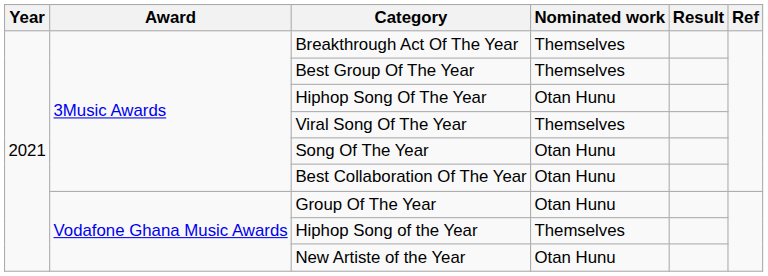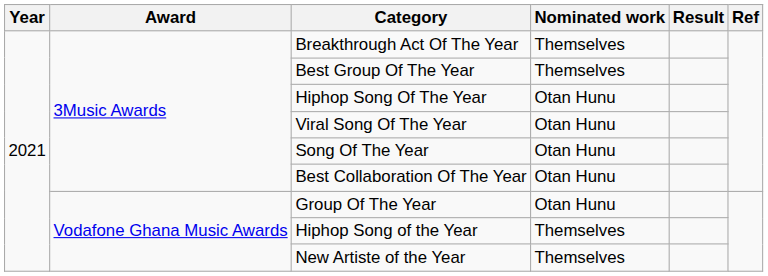(580, 124) Themselves -> (575, 124) Otan Hunu
(575, 257) Otan Hunu -> (580, 257) Themselves
